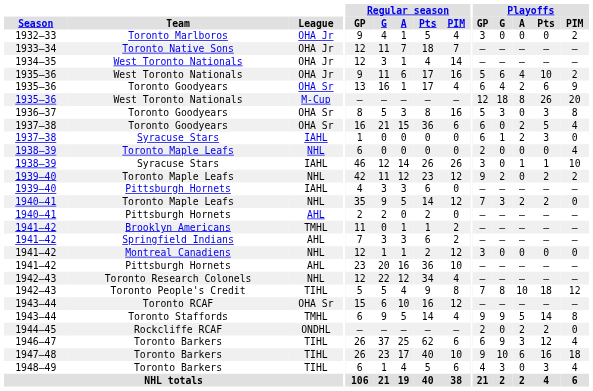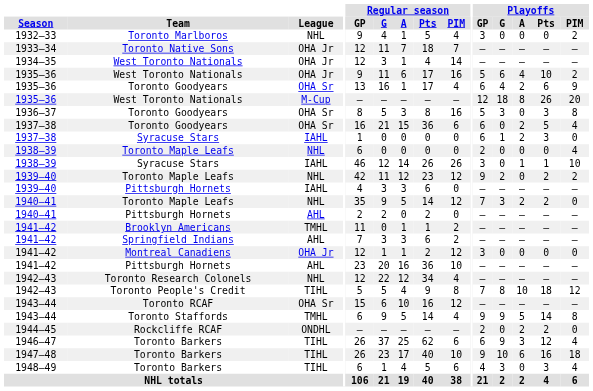(316, 36) OHA Jr -> (316, 36) NHL
(316, 253) NHL -> (316, 253) OHA Jr
